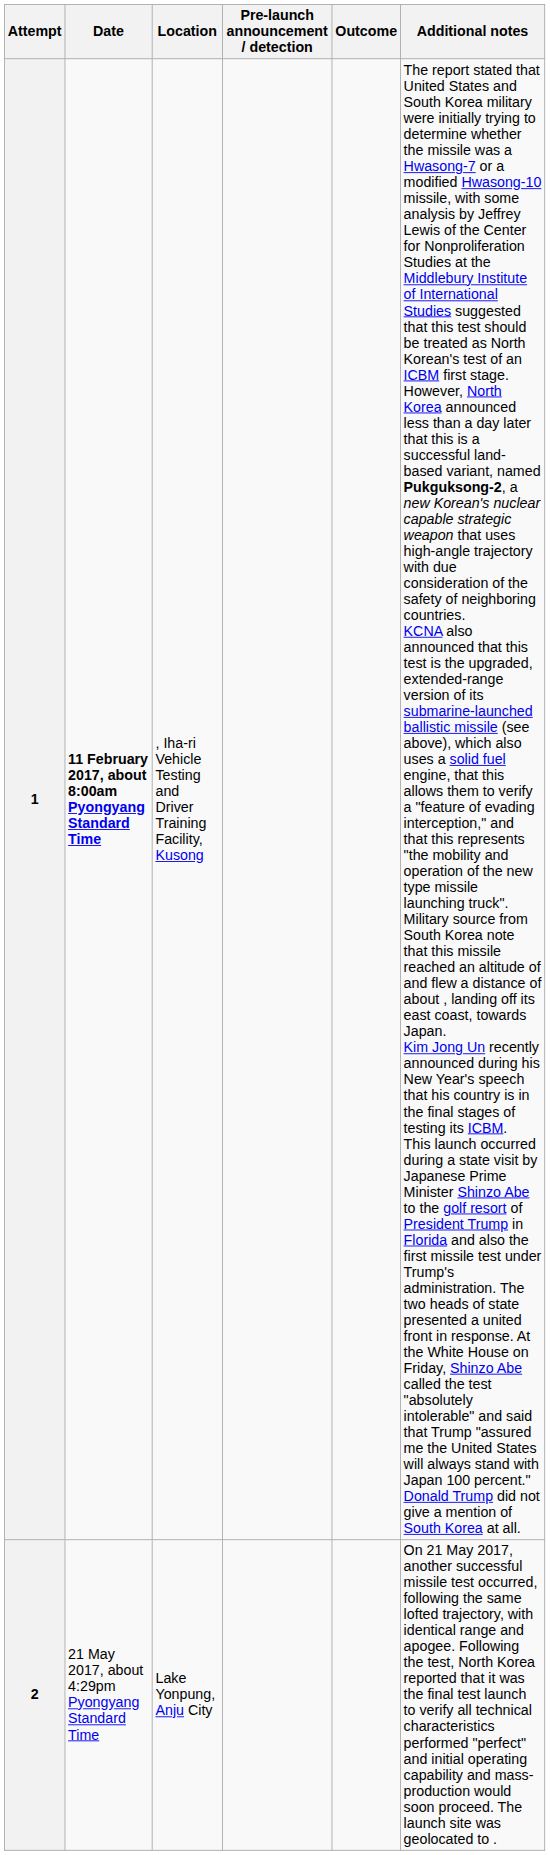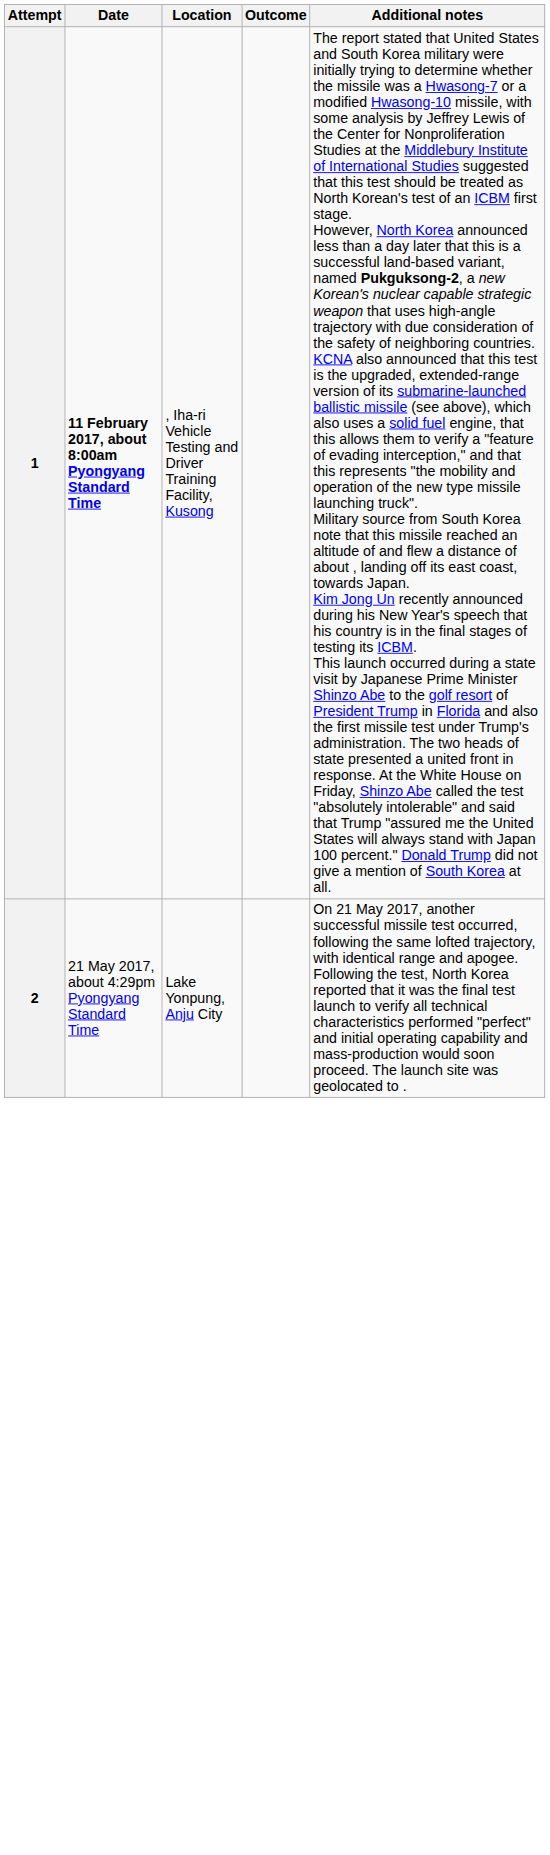- column: (277, 31)
